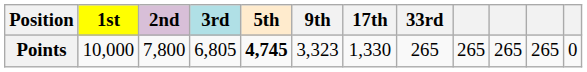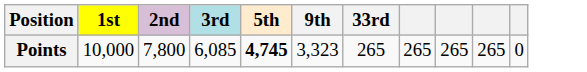- column: (370, 19)
(215, 50) 6,805 -> (215, 50) 6,085
